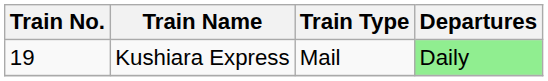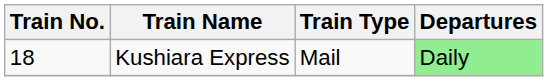(22, 57) 19 -> (22, 57) 18
